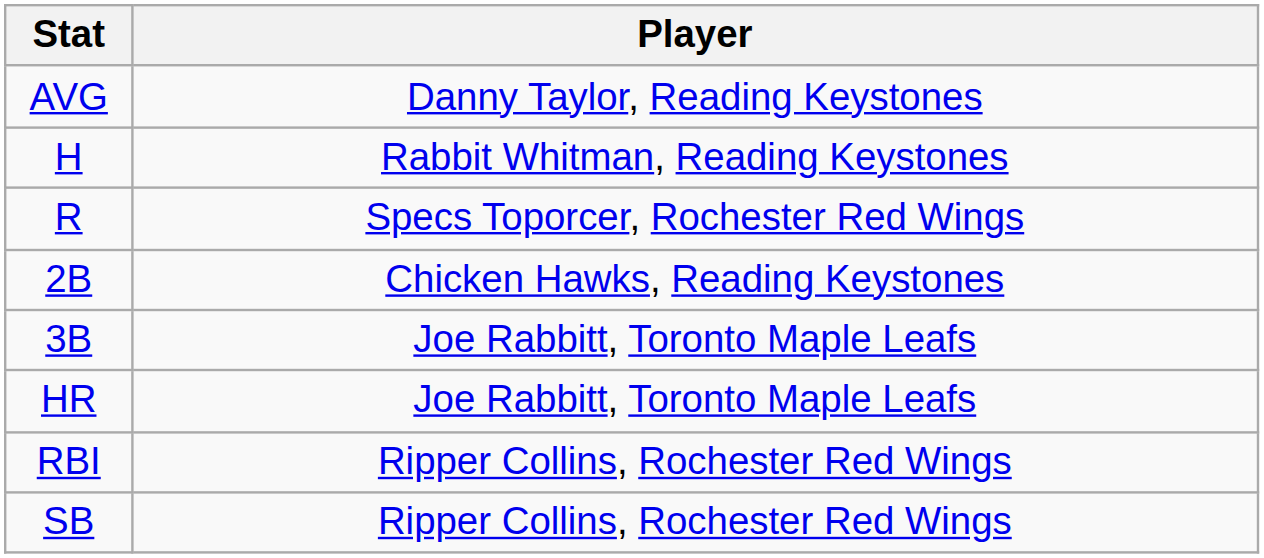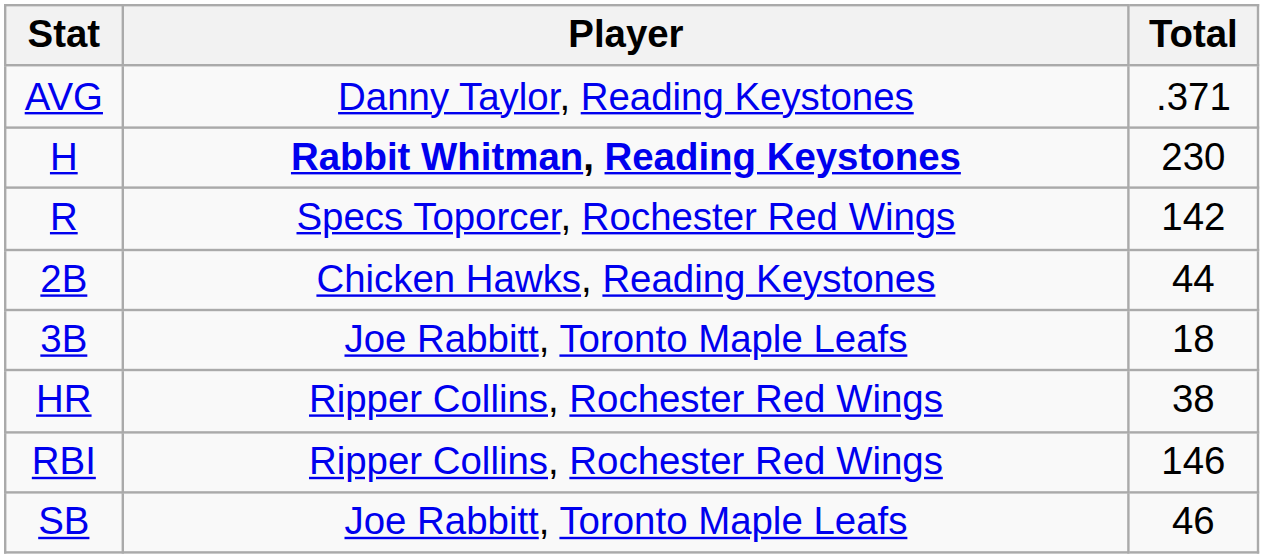+ column: (1193, 34)
(695, 156) normal -> (626, 156) bold
(695, 400) Joe Rabbitt, Toronto Maple Leafs -> (626, 400) Ripper Collins, Rochester Red Wings
(695, 522) Ripper Collins, Rochester Red Wings -> (626, 522) Joe Rabbitt, Toronto Maple Leafs
